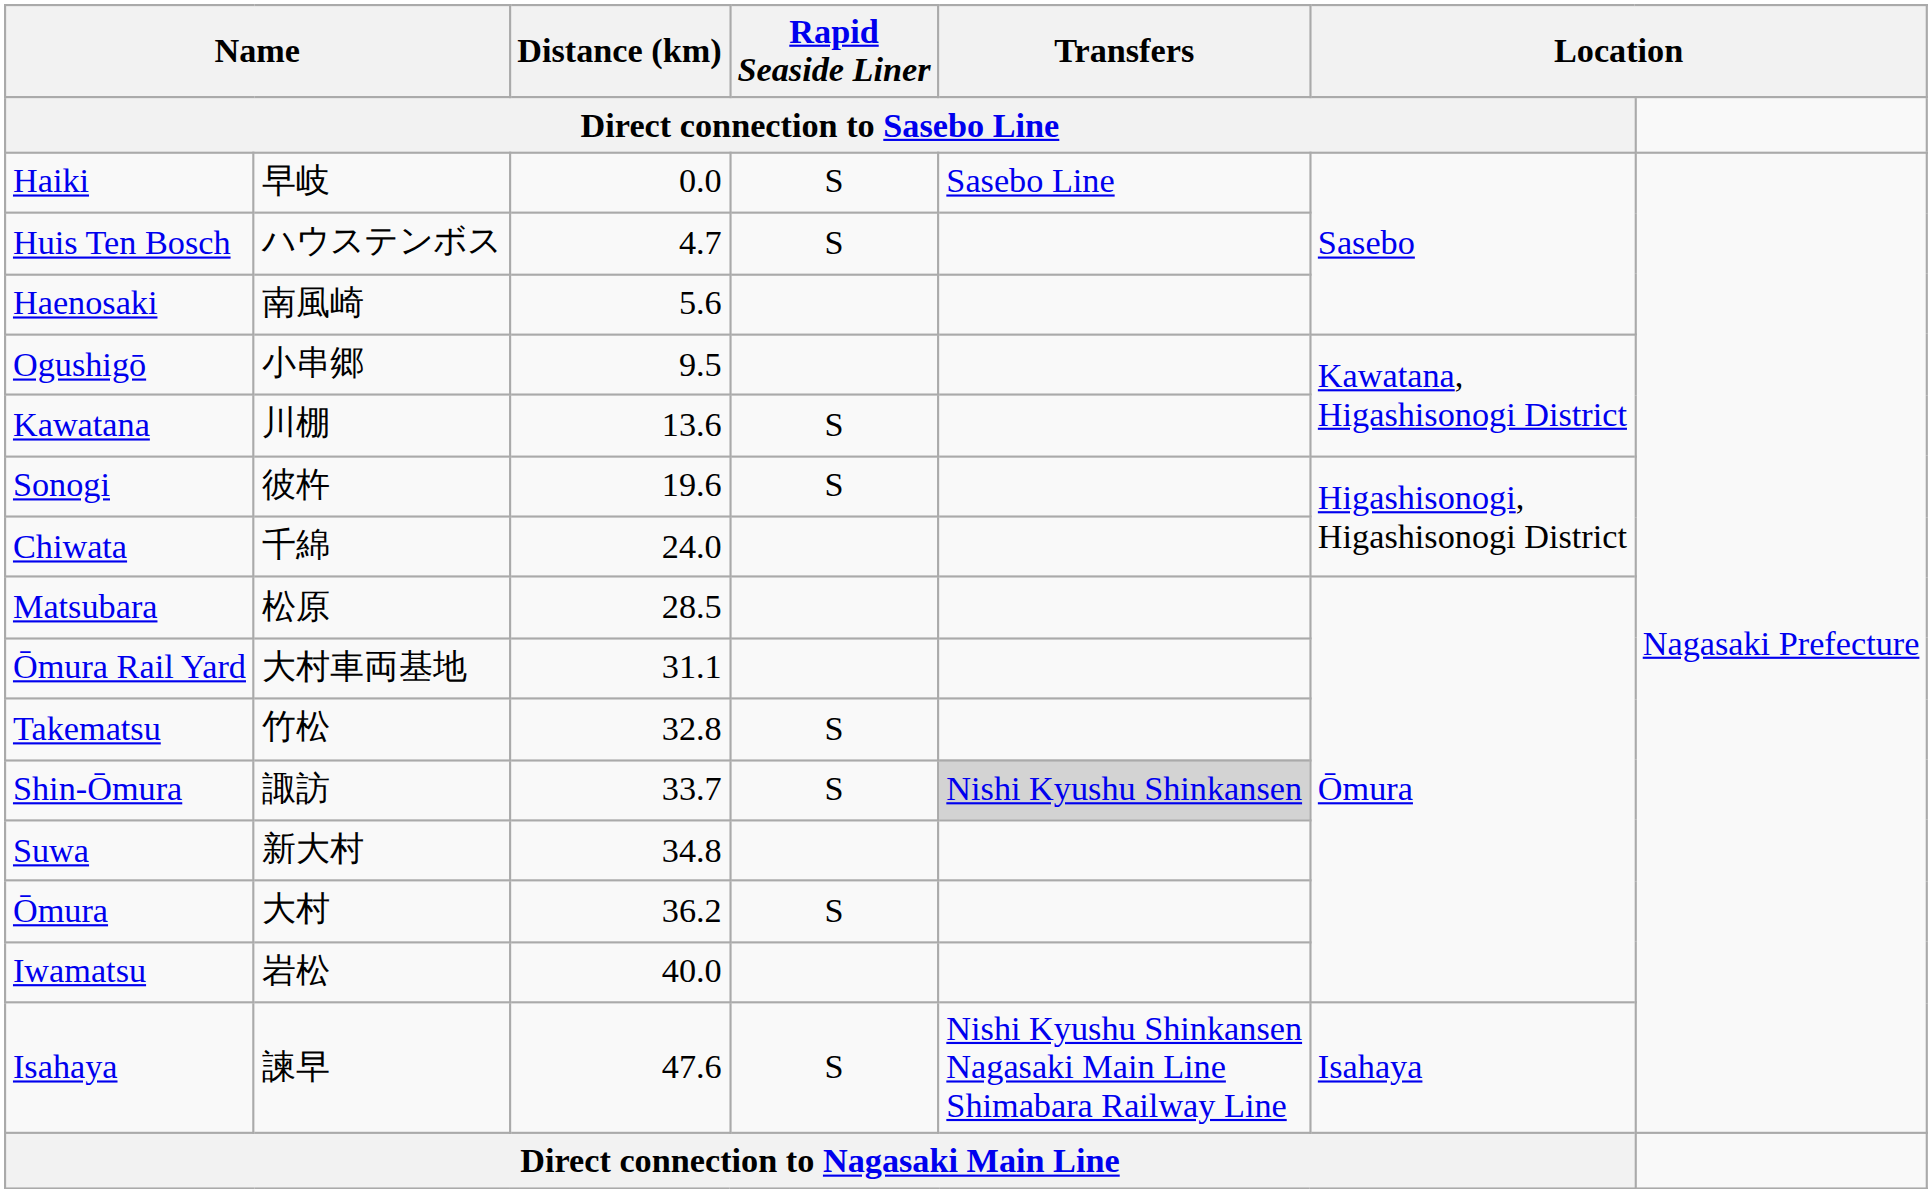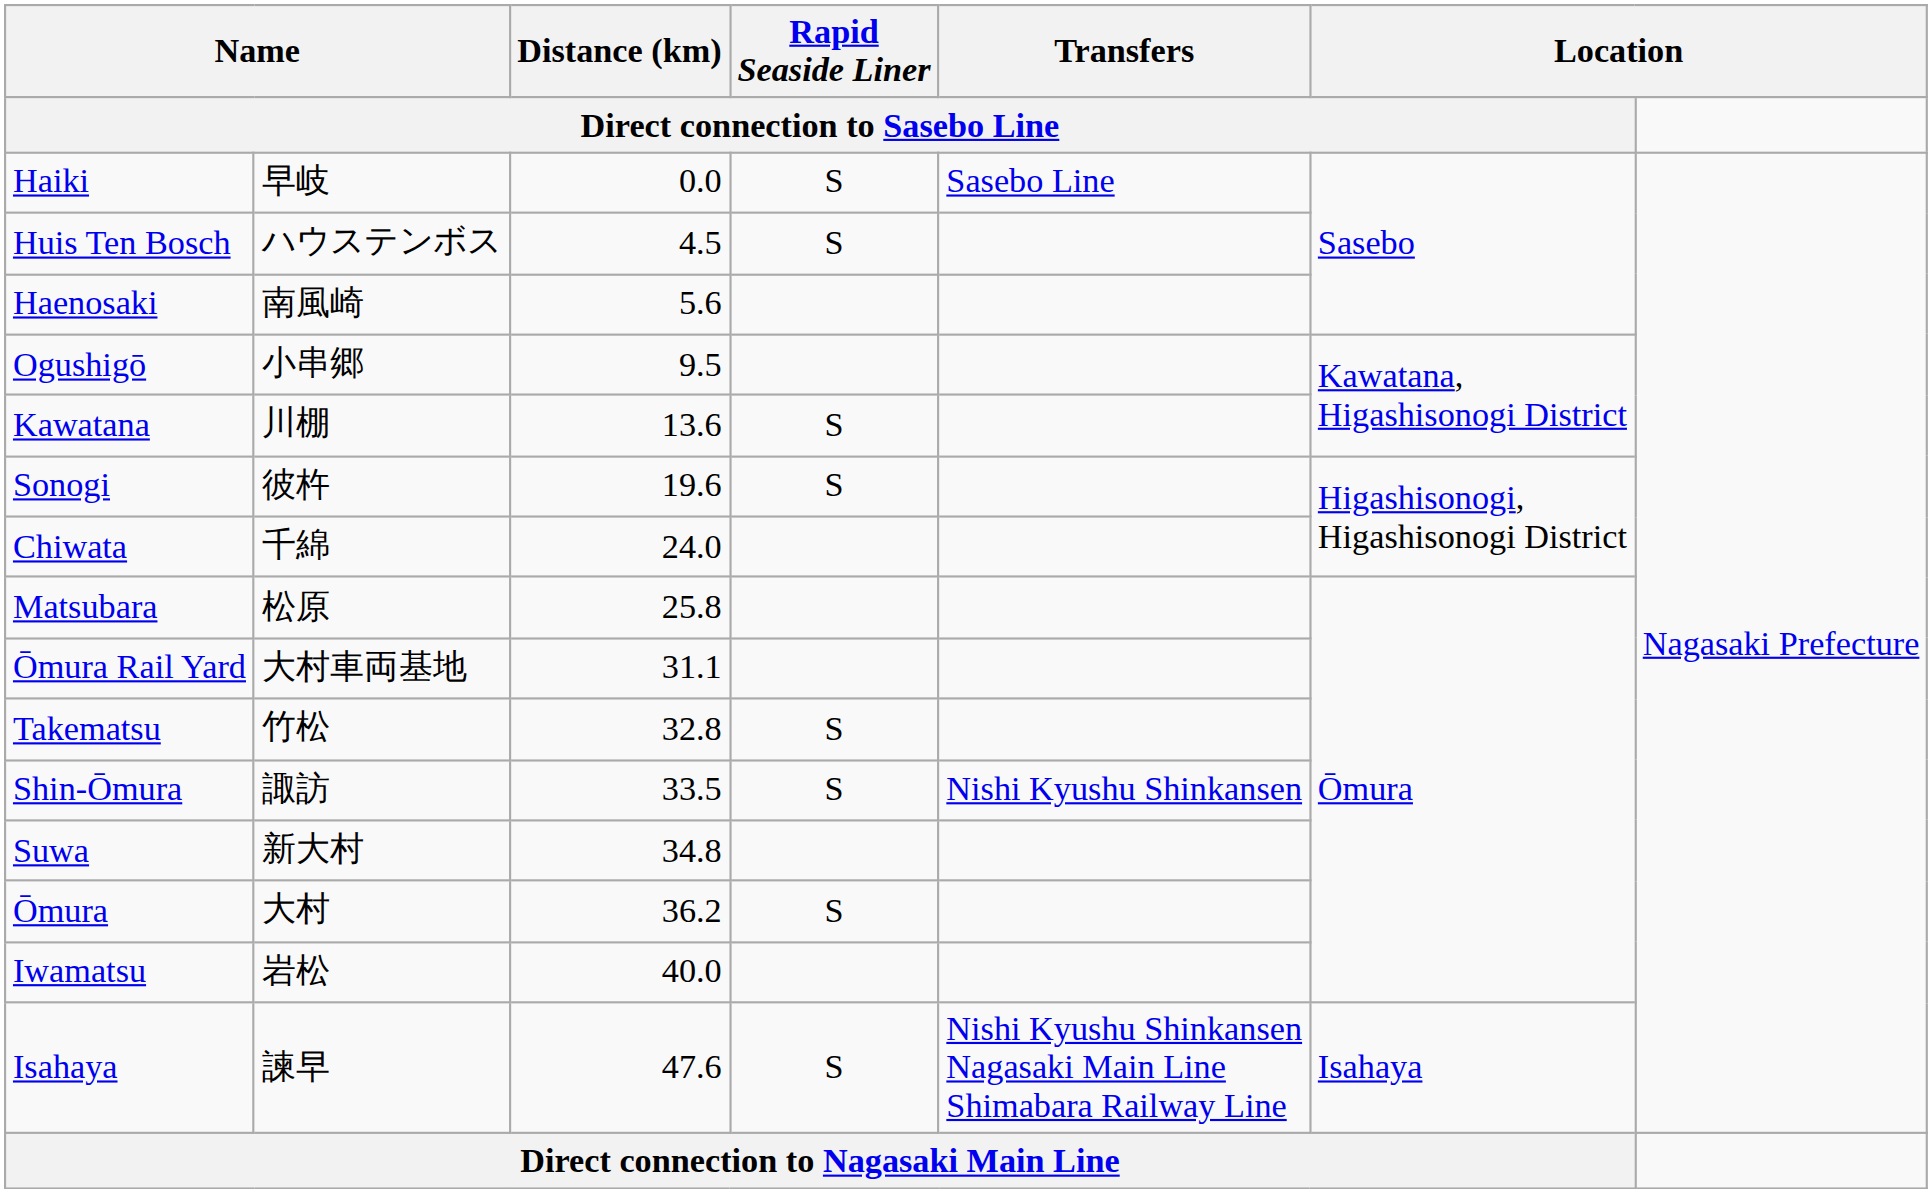(700, 242) 4.7 -> (700, 242) 4.5
(692, 607) 28.5 -> (692, 607) 25.8
(692, 789) 33.7 -> (692, 789) 33.5
(1124, 789) lightgrey background -> (1124, 789) no background
